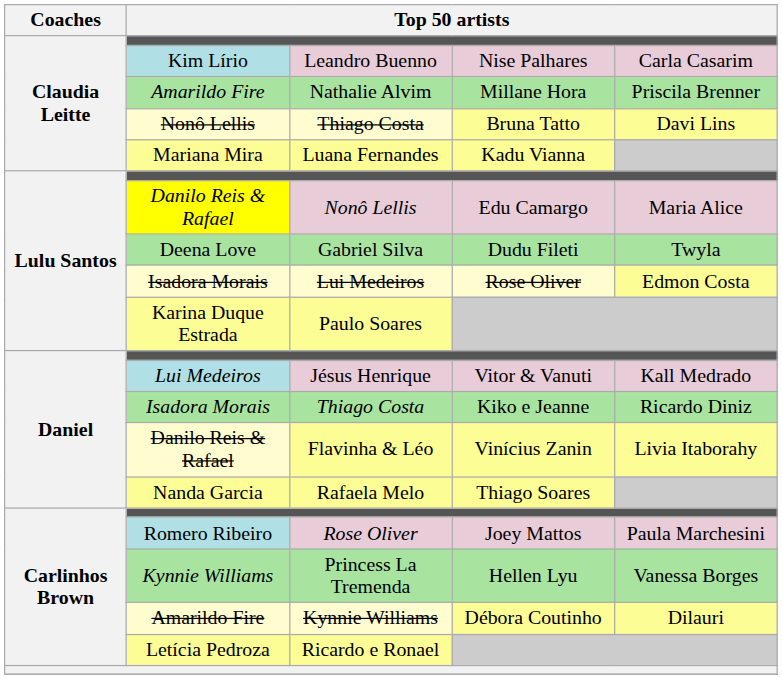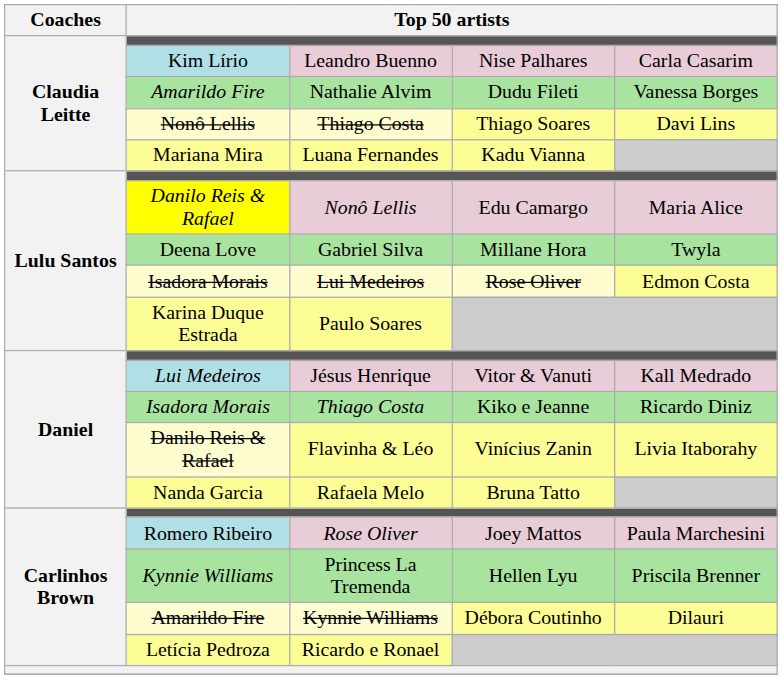(533, 92) Millane Hora -> (533, 92) Dudu Fileti
(696, 92) Priscila Brenner -> (696, 92) Vanessa Borges
(533, 123) Bruna Tatto -> (533, 123) Thiago Soares
(533, 249) Dudu Fileti -> (533, 249) Millane Hora
(533, 492) Thiago Soares -> (533, 492) Bruna Tatto
(696, 575) Vanessa Borges -> (696, 575) Priscila Brenner
